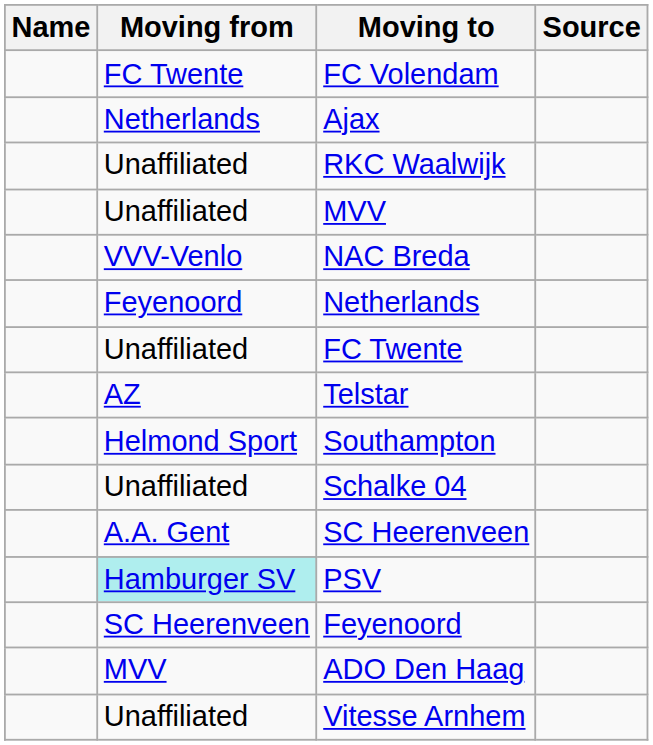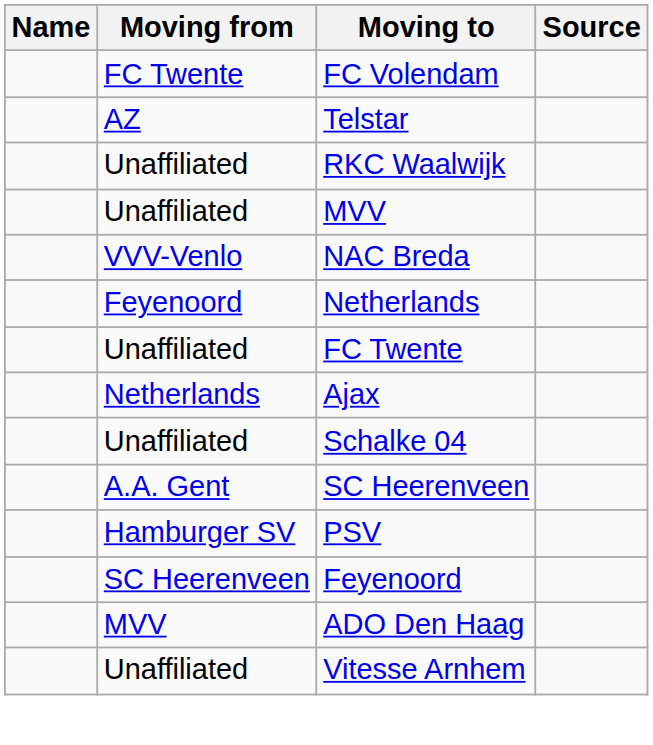rows swapped: (351, 119) <-> (366, 394)
- row: (409, 440)
(200, 578) paleturquoise background -> (200, 532) no background
